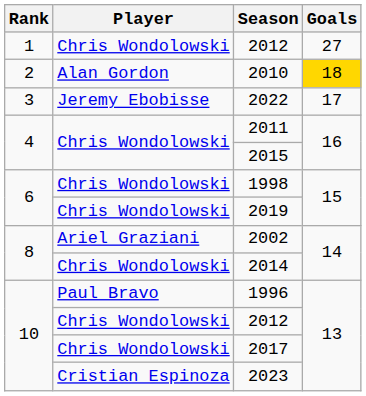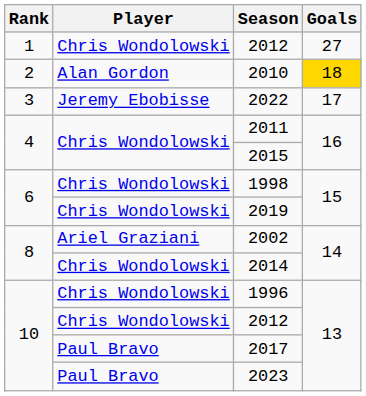(108, 294) Paul Bravo -> (144, 294) Chris Wondolowski
(144, 349) Chris Wondolowski -> (108, 349) Paul Bravo
(144, 376) Cristian Espinoza -> (108, 376) Paul Bravo
